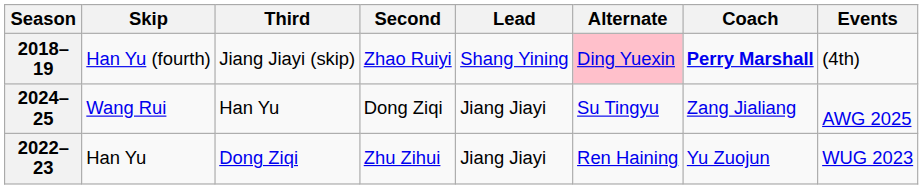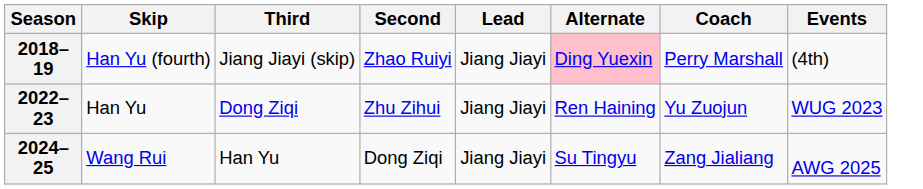(514, 58) Shang Yining -> (503, 58) Jiang Jiayi
(750, 58) bold -> (724, 58) normal
rows swapped: (43, 158) <-> (43, 108)
